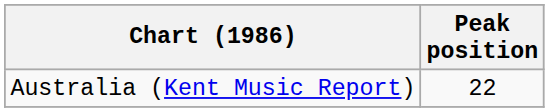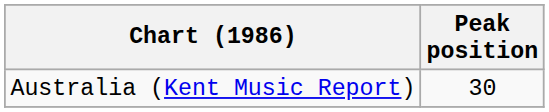(482, 89) 22 -> (482, 89) 30
